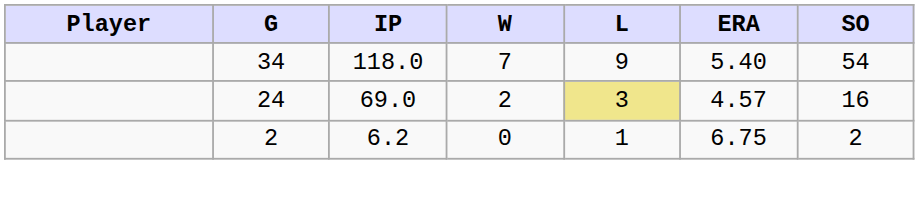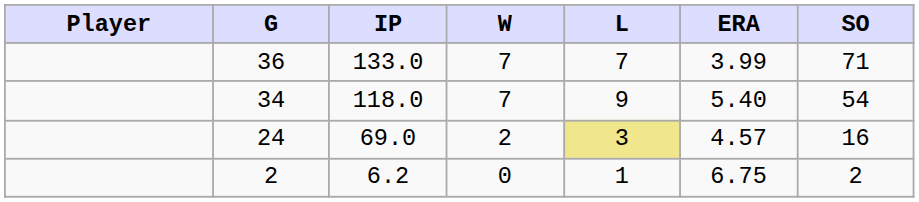+ row: (271, 62)
